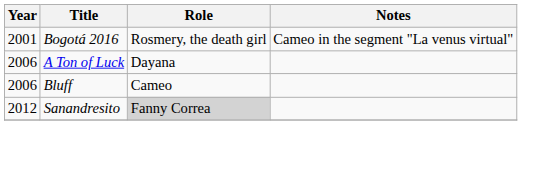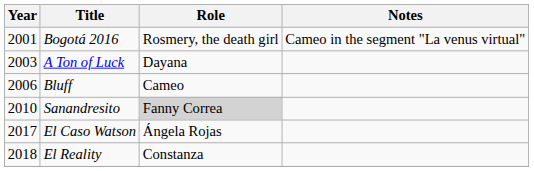(22, 62) 2006 -> (22, 62) 2003
(22, 108) 2012 -> (22, 108) 2010
+ row: (90, 131)
+ row: (73, 154)
